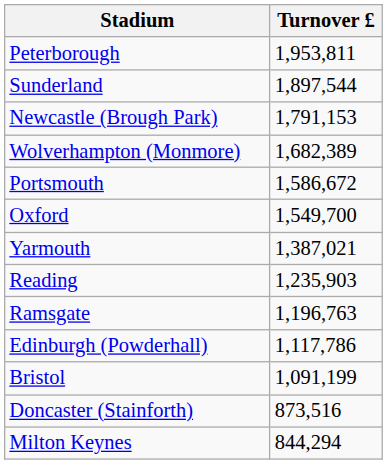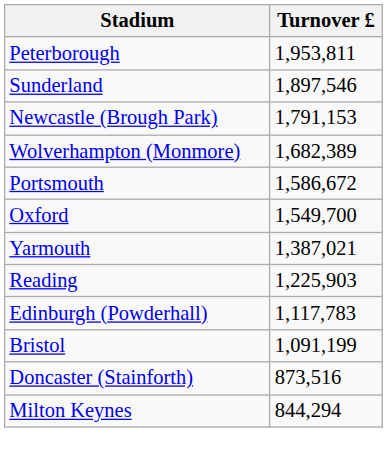(316, 85) 1,897,544 -> (316, 85) 1,897,546
(316, 280) 1,235,903 -> (316, 280) 1,225,903
- row: (50, 313)
(315, 345) 1,117,786 -> (315, 313) 1,117,783
